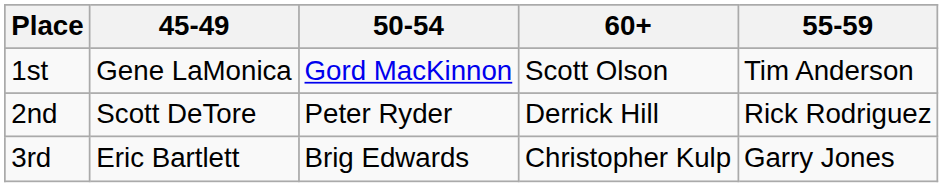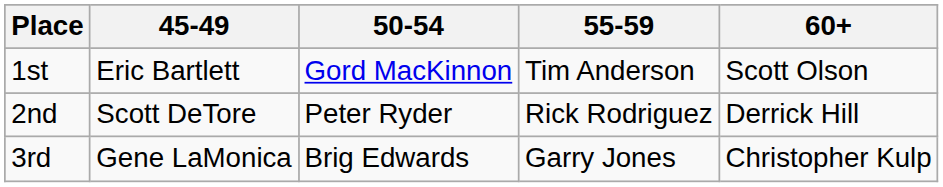columns swapped: (838, 26) <-> (628, 26)
(194, 70) Gene LaMonica -> (168, 70) Eric Bartlett
(168, 158) Eric Bartlett -> (194, 158) Gene LaMonica
